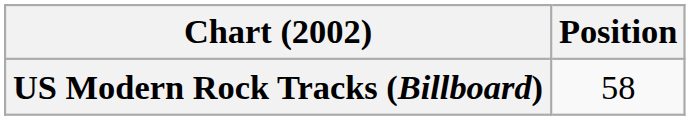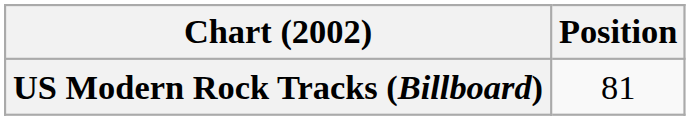(618, 86) 58 -> (618, 86) 81
